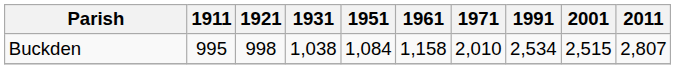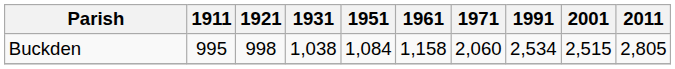(478, 48) 2,010 -> (478, 48) 2,060
(643, 48) 2,807 -> (643, 48) 2,805
